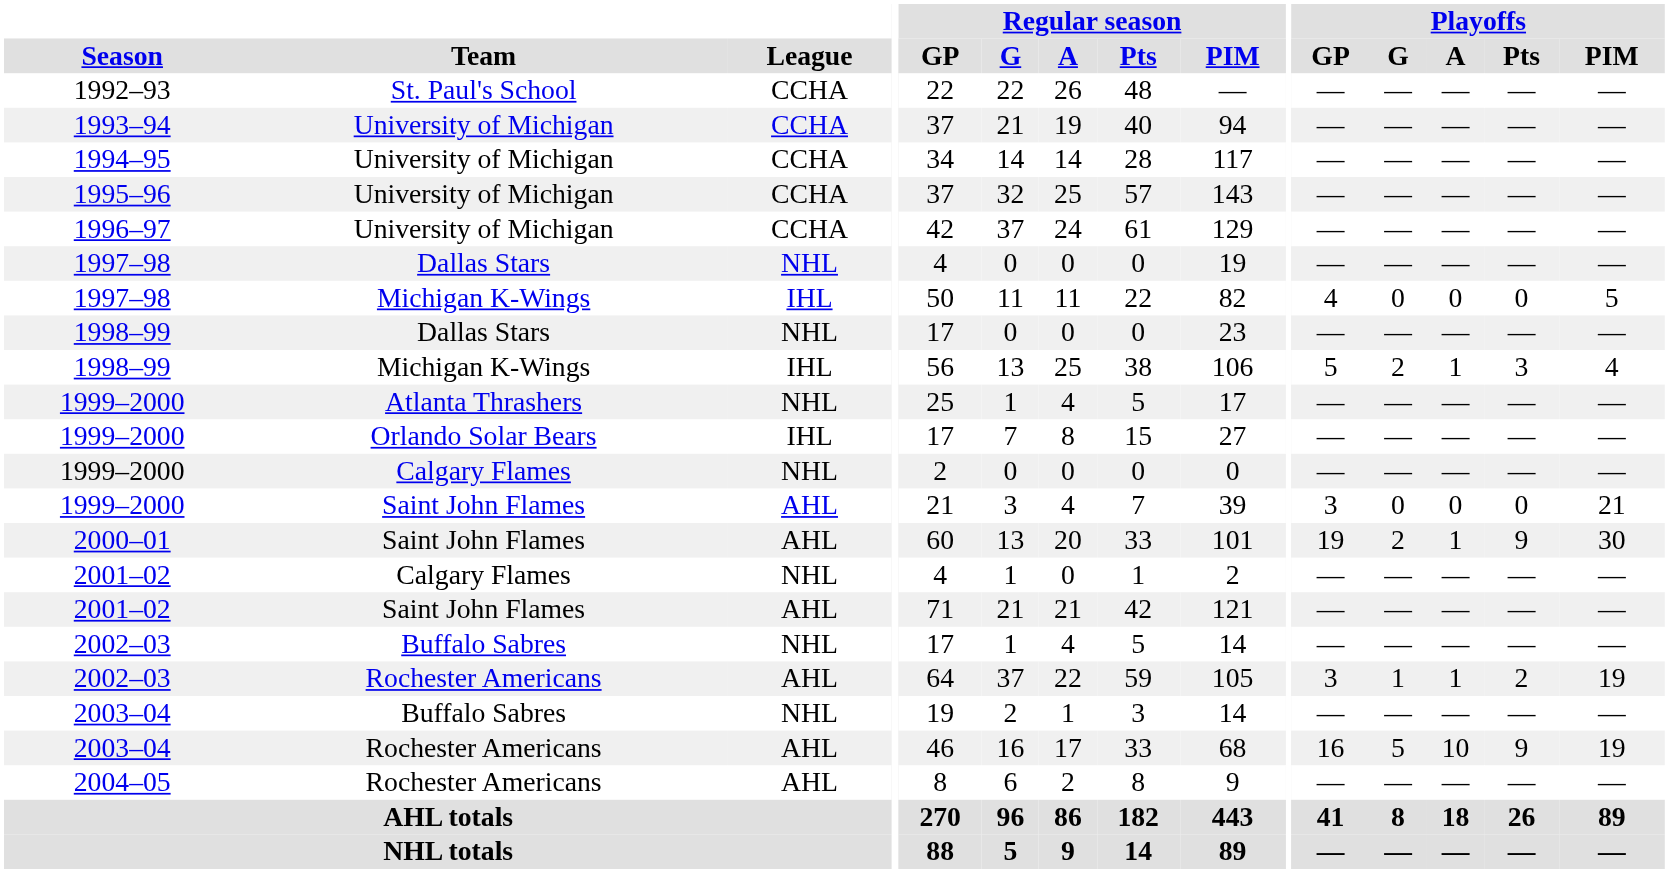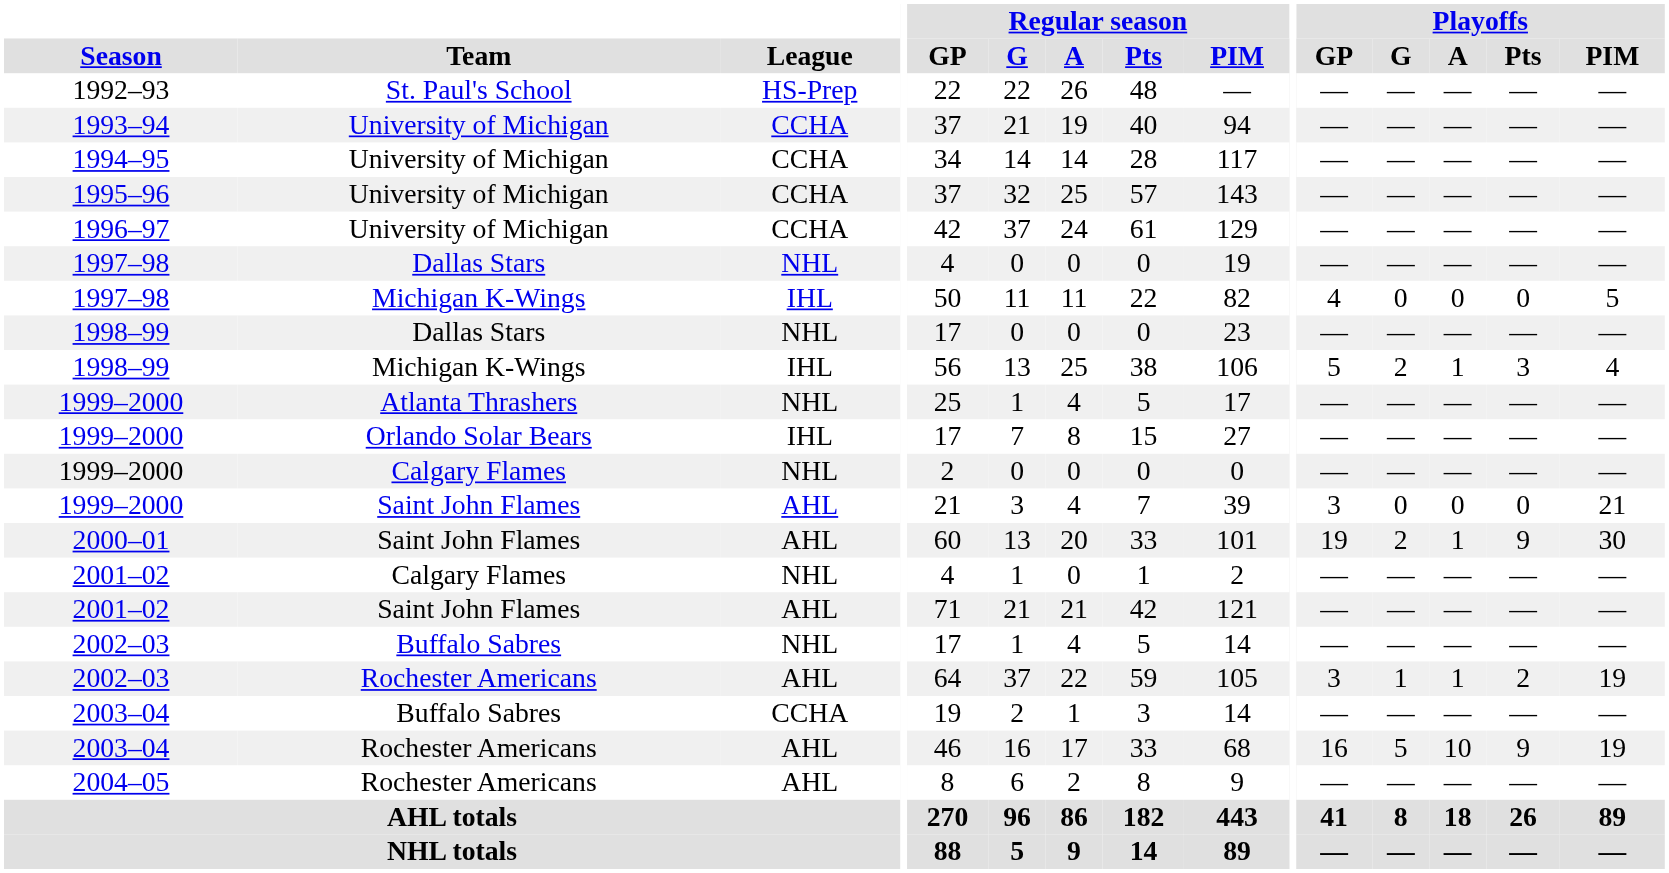(810, 90) CCHA -> (810, 90) HS-Prep
(810, 712) NHL -> (810, 712) CCHA
